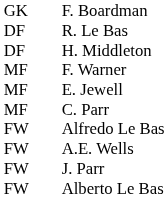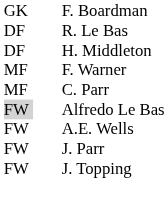- row: (92, 89)
(16, 129) no background -> (16, 109) lightgrey background
+ row: (97, 168)
- row: (113, 188)
